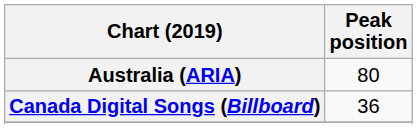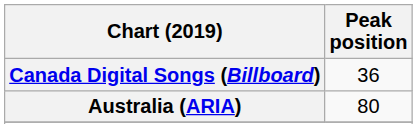rows swapped: (165, 74) <-> (165, 106)
